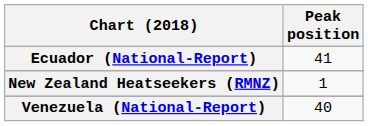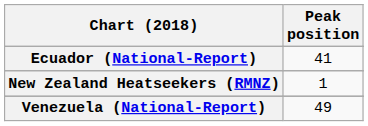(323, 108) 40 -> (323, 108) 49
